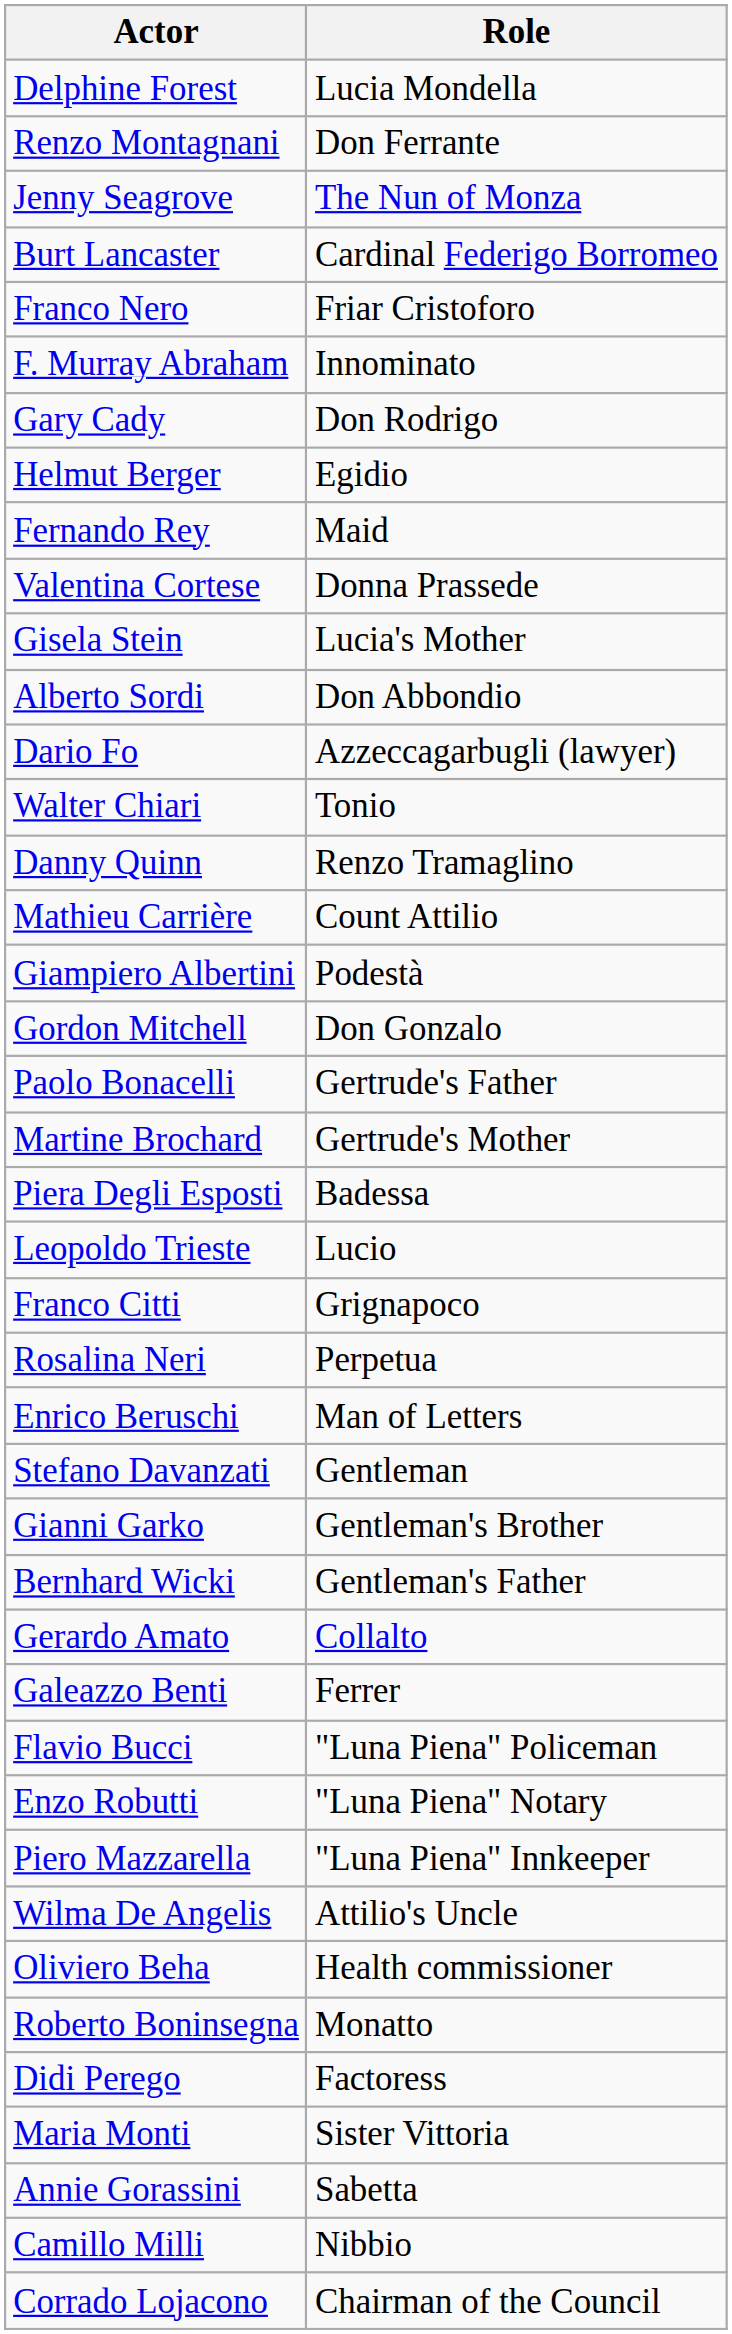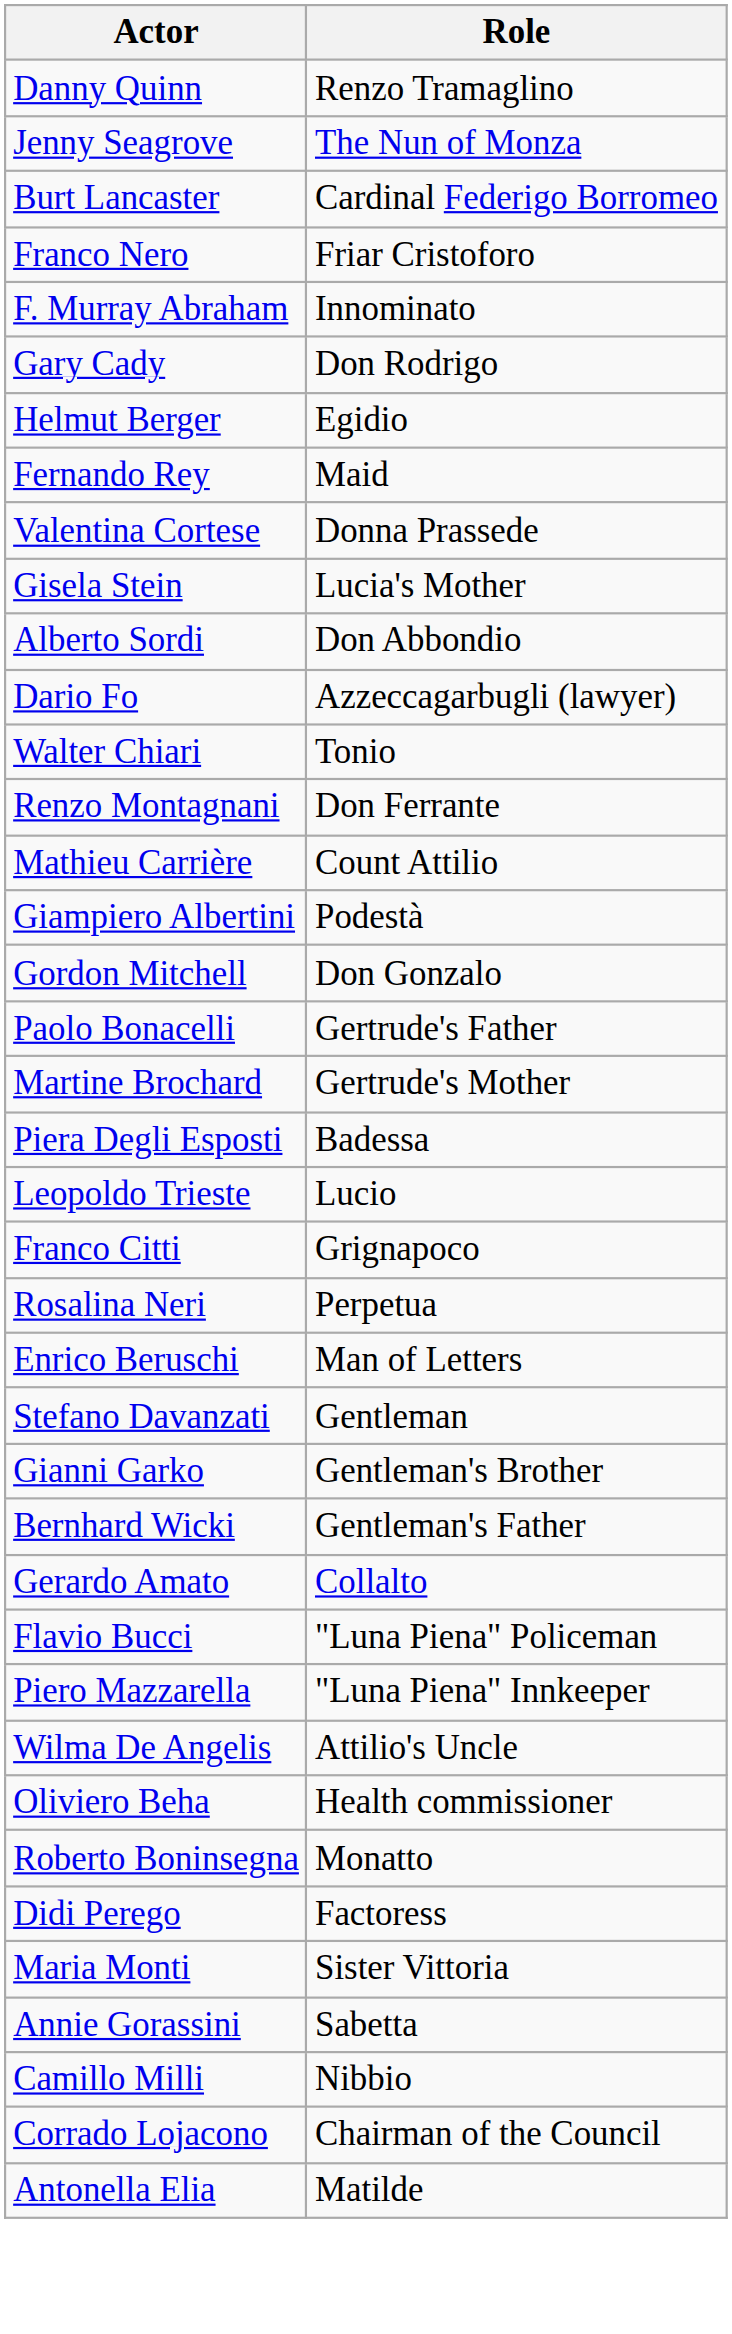- row: (125, 87)
rows swapped: (108, 861) <-> (146, 142)
- row: (120, 1691)
- row: (106, 1802)
+ row: (114, 2189)
